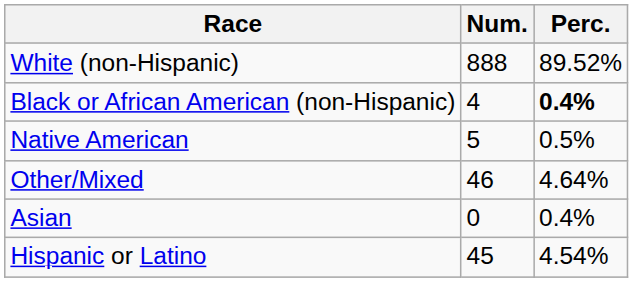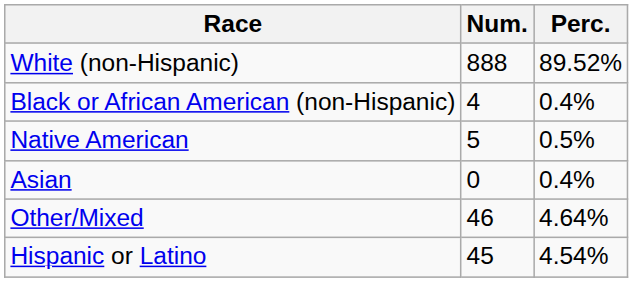(567, 101) bold -> (567, 101) normal
rows swapped: (41, 218) <-> (77, 179)
